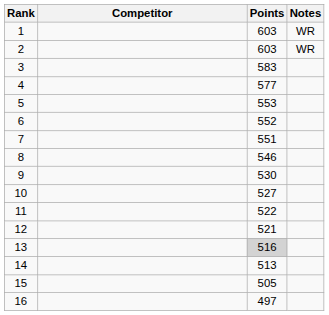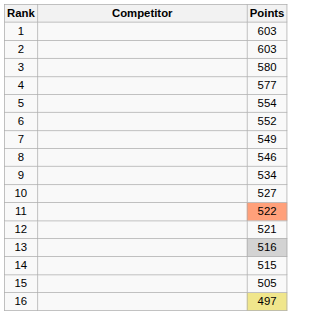- column: (305, 13)
(267, 67) 583 -> (267, 67) 580
(267, 103) 553 -> (267, 103) 554
(267, 139) 551 -> (267, 139) 549
(267, 175) 530 -> (267, 175) 534
(267, 211) no background -> (267, 211) lightsalmon background
(267, 265) 513 -> (267, 265) 515
(267, 301) no background -> (267, 301) khaki background
